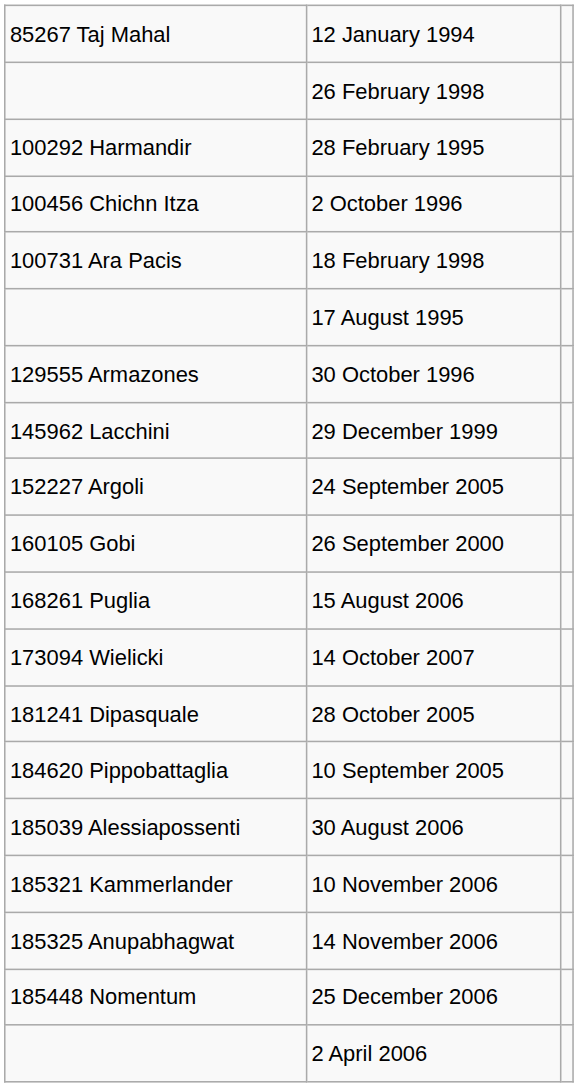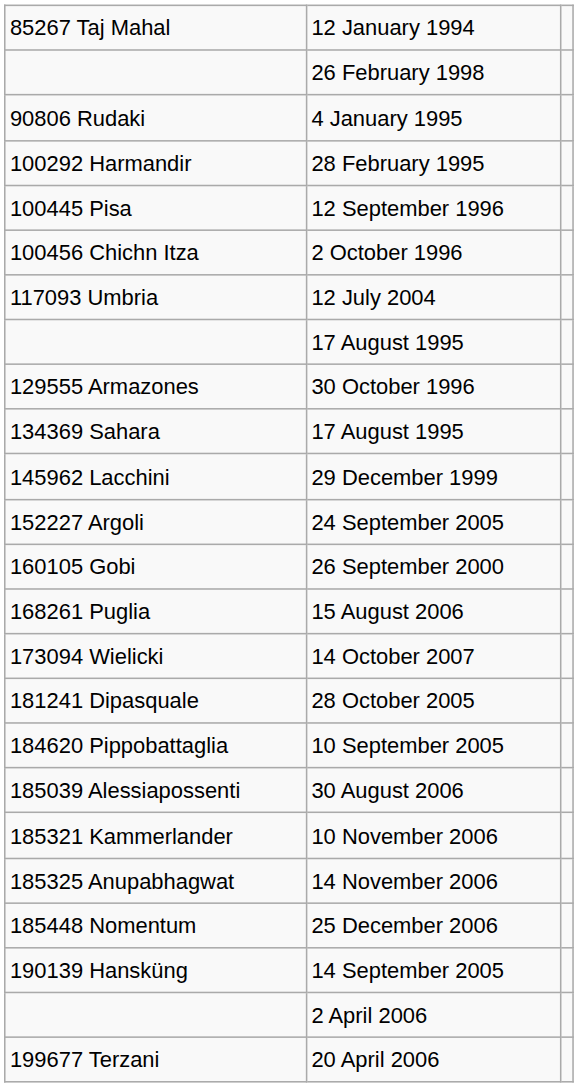+ row: (78, 118)
+ row: (71, 208)
- row: (96, 261)
+ row: (84, 297)
+ row: (85, 432)
+ row: (99, 970)
+ row: (85, 1060)
